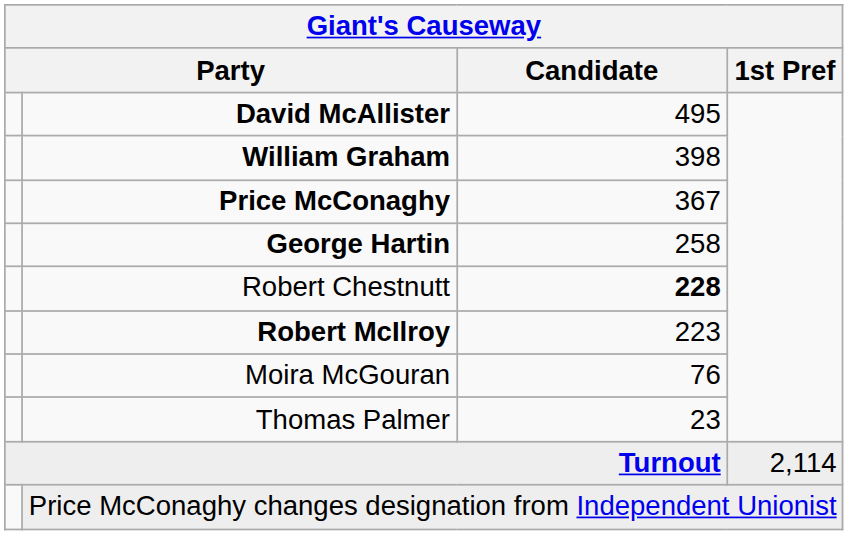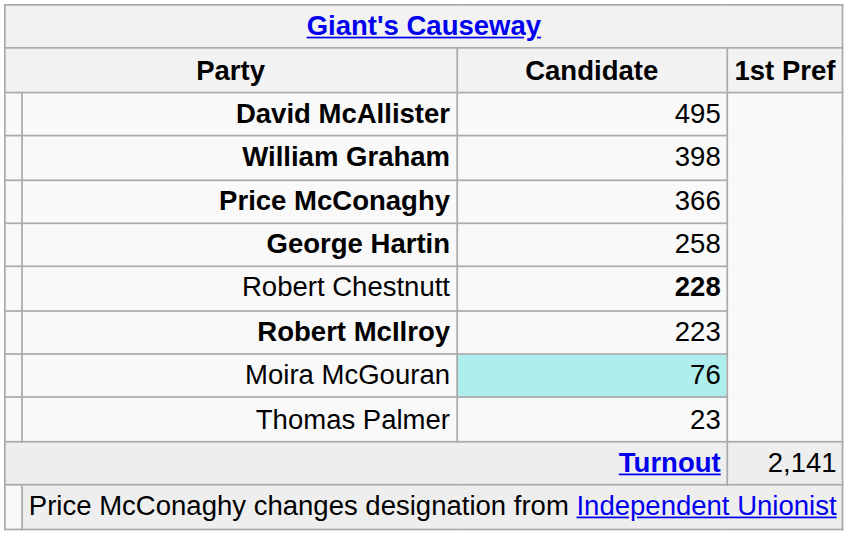(698, 200) 367 -> (698, 200) 366
(705, 375) no background -> (705, 375) paleturquoise background
(803, 462) 2,114 -> (802, 462) 2,141
